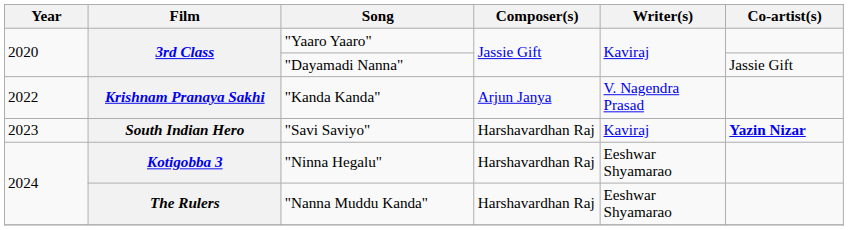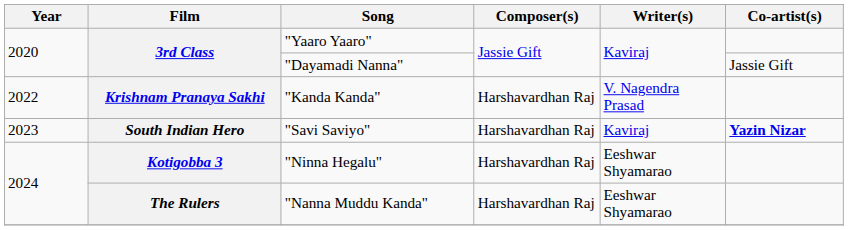(515, 97) Arjun Janya -> (536, 97) Harshavardhan Raj
